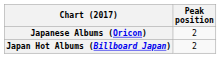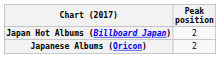rows swapped: (89, 33) <-> (89, 46)
